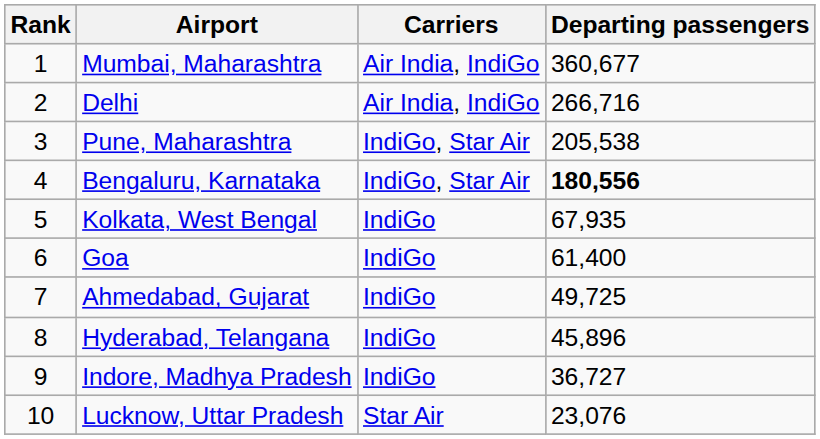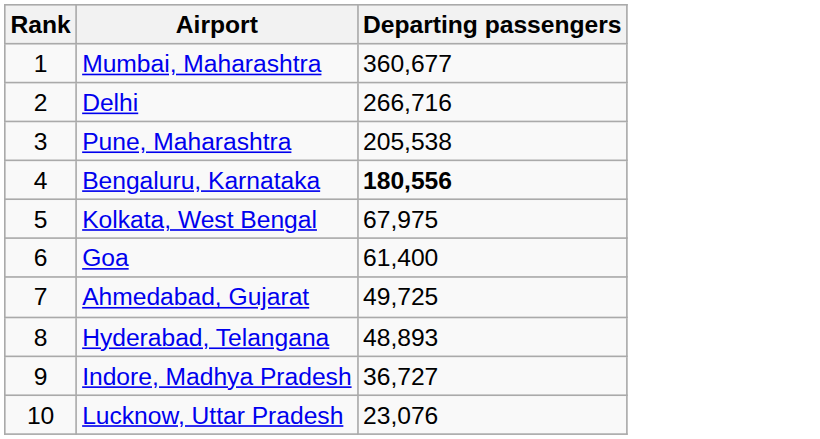- column: (451, 24)
(589, 219) 67,935 -> (401, 219) 67,975
(589, 336) 45,896 -> (401, 336) 48,893
